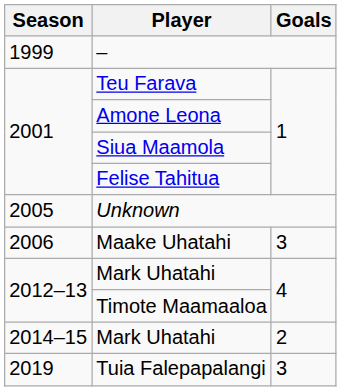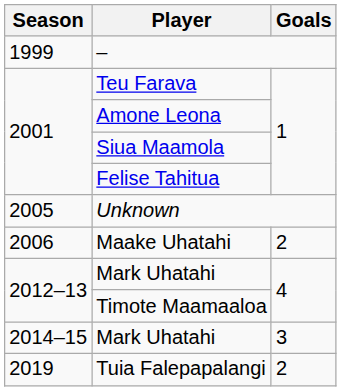(282, 242) 3 -> (282, 242) 2
(282, 337) 2 -> (282, 337) 3
(282, 369) 3 -> (282, 369) 2
